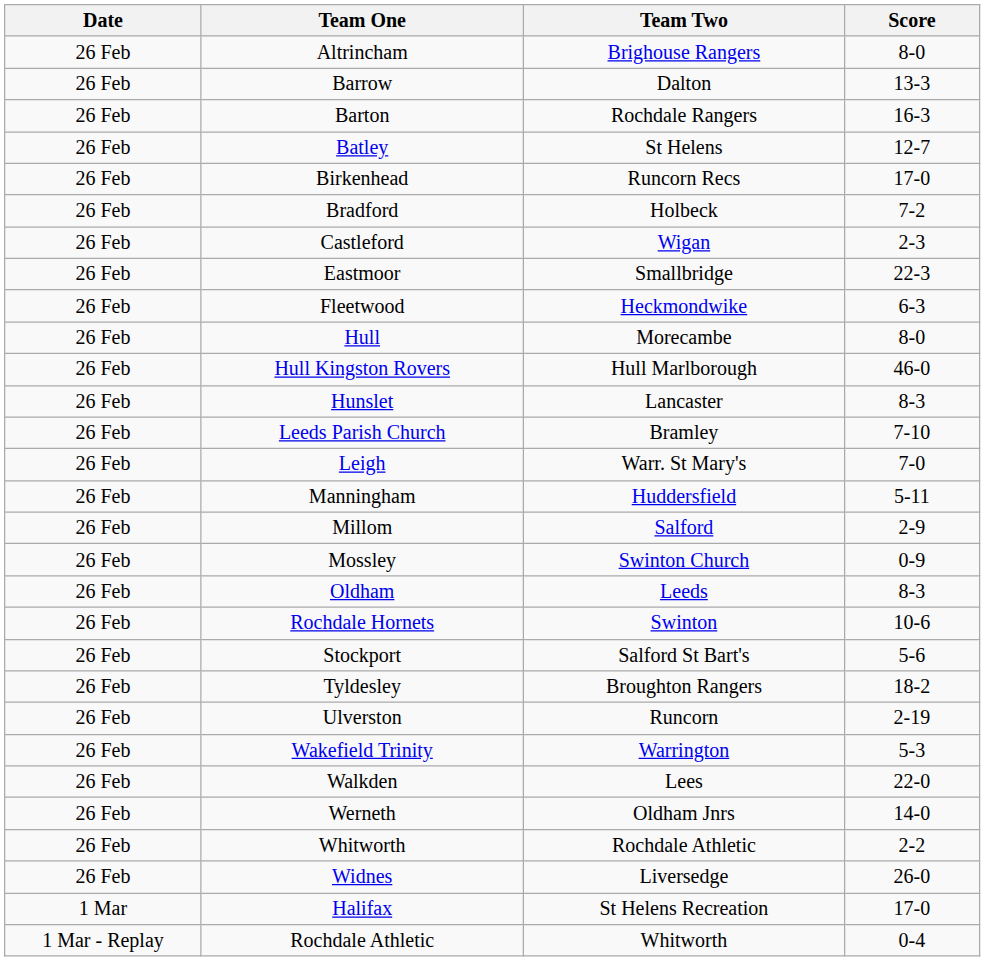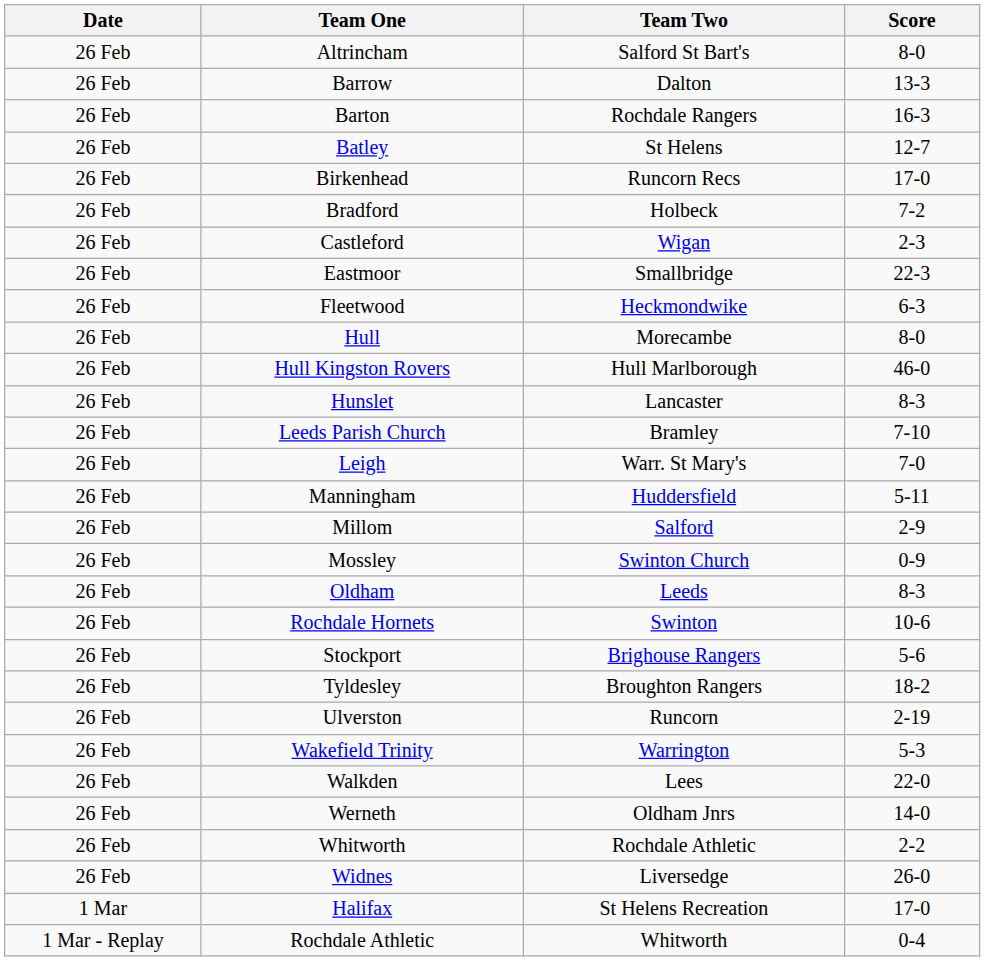(684, 52) Brighouse Rangers -> (684, 52) Salford St Bart's
(684, 654) Salford St Bart's -> (684, 654) Brighouse Rangers
